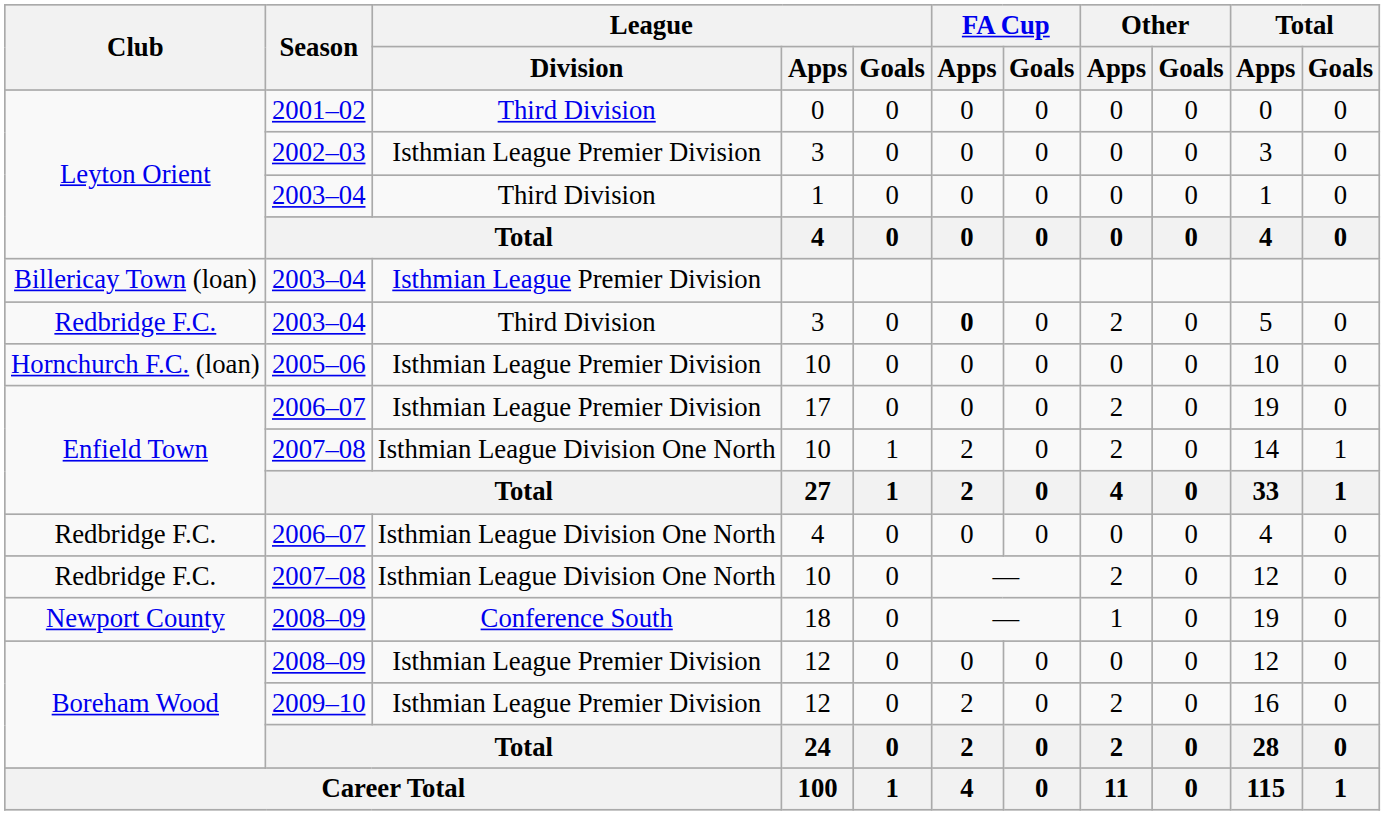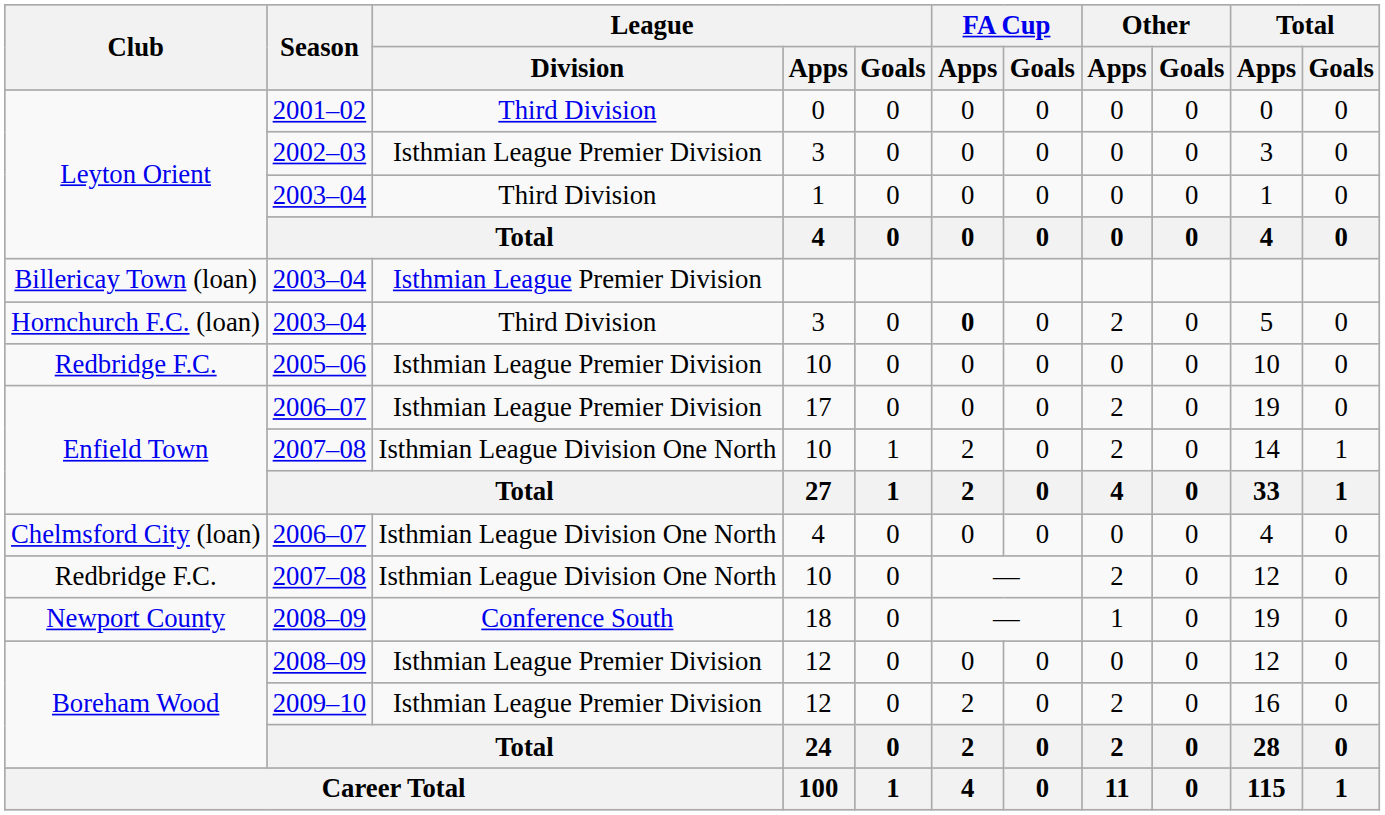(135, 322) Redbridge F.C. -> (136, 322) Hornchurch F.C. (loan)
(135, 364) Hornchurch F.C. (loan) -> (136, 364) Redbridge F.C.
(135, 534) Redbridge F.C. -> (136, 534) Chelmsford City (loan)
